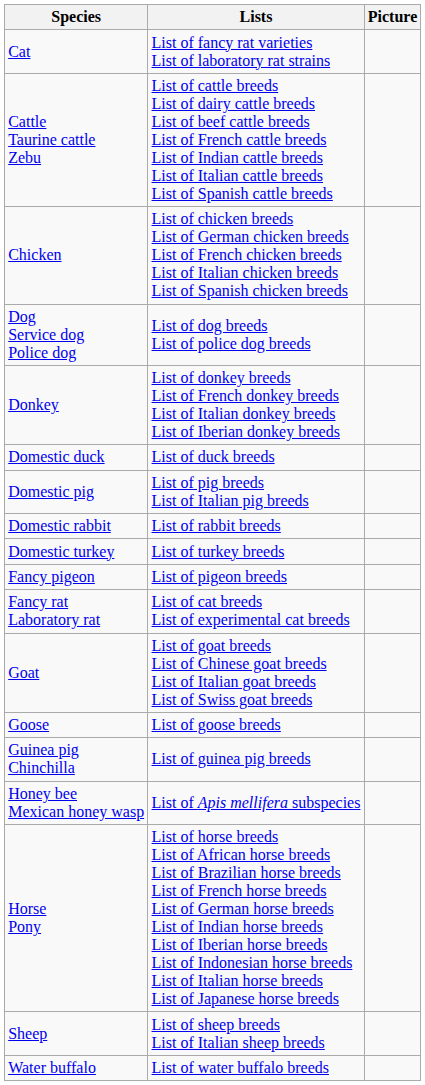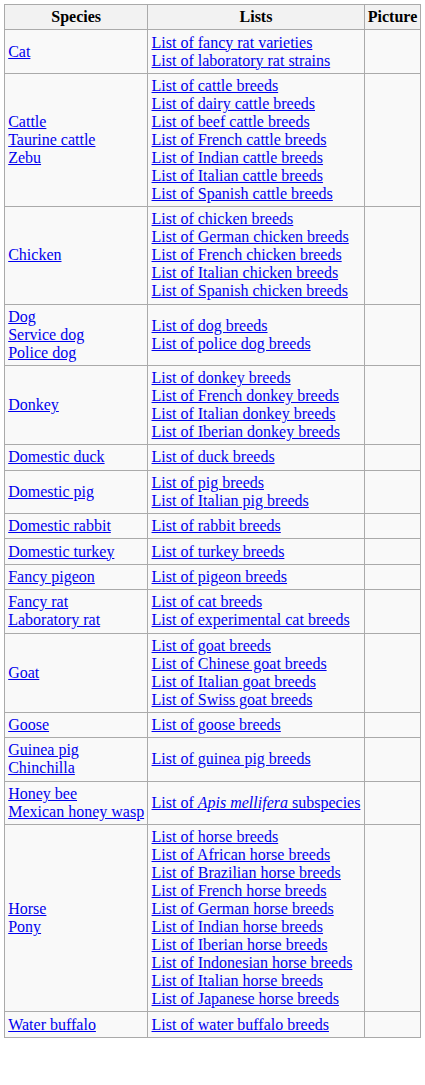- row: (28, 1033)
